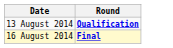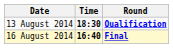+ column: (89, 11)
